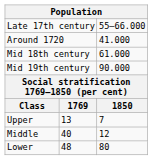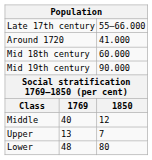(114, 54) 61.000 -> (114, 54) 60.000
rows swapped: (20, 120) <-> (23, 134)
